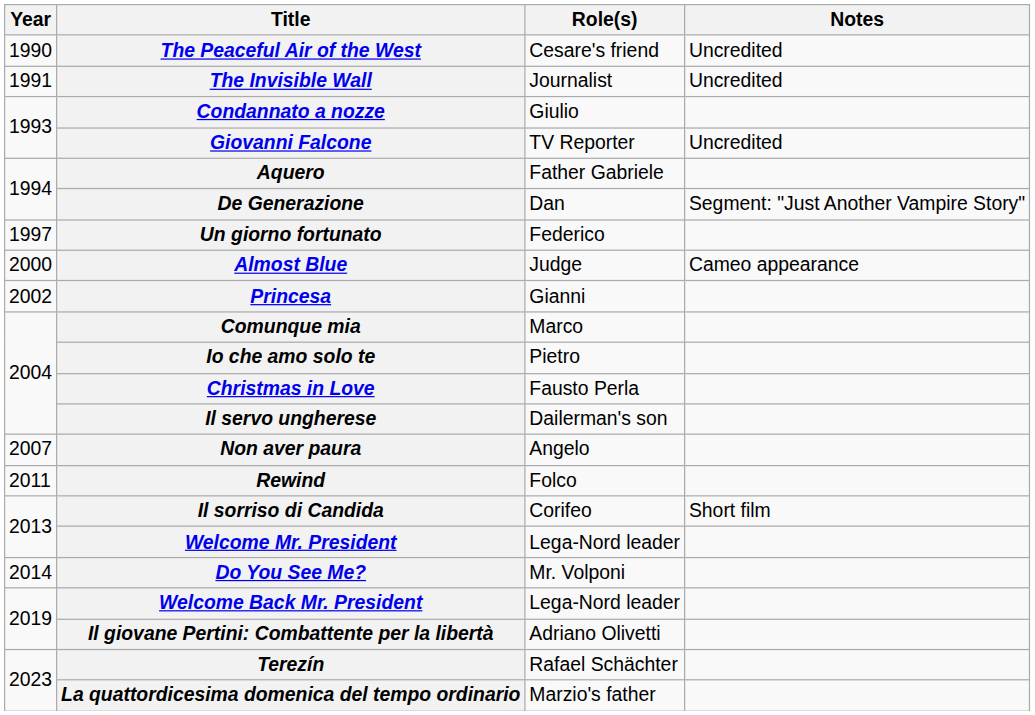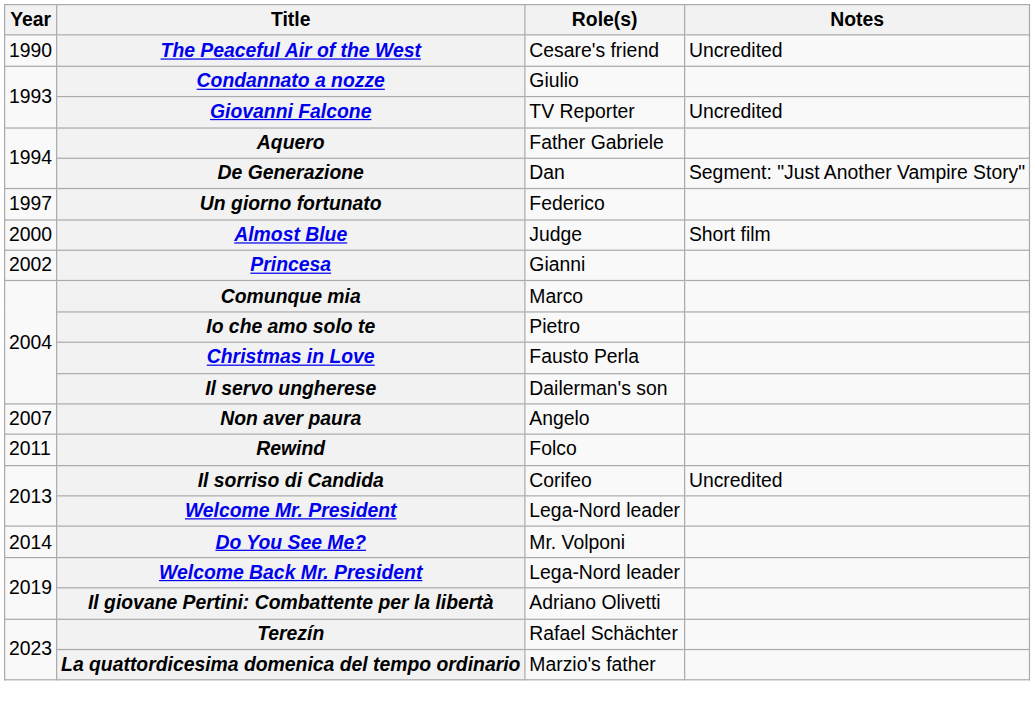- row: (291, 81)
(774, 265) Cameo appearance -> (730, 234) Short film
(730, 511) Short film -> (736, 480) Uncredited
